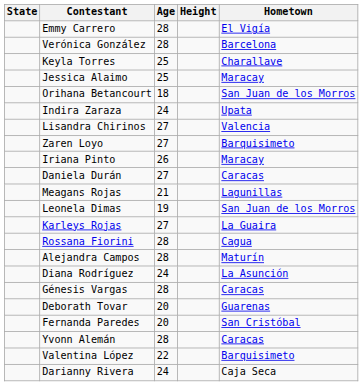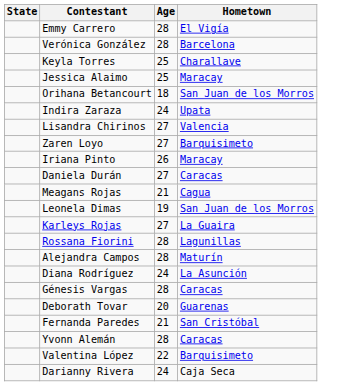- column: (198, 13)
(252, 193) Lagunillas -> (195, 193) Cagua
(237, 242) Cagua -> (210, 242) Lagunillas
(163, 324) 20 -> (163, 324) 21
